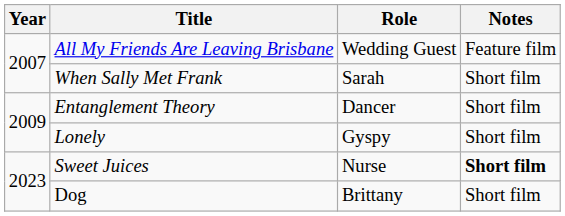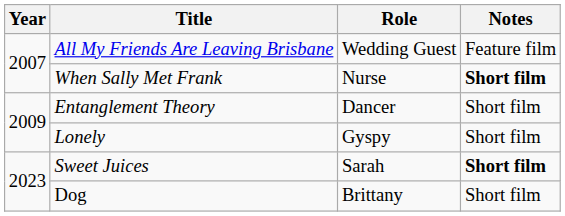(363, 78) Sarah -> (364, 78) Nurse
(503, 78) normal -> (505, 78) bold
(364, 166) Nurse -> (363, 166) Sarah
